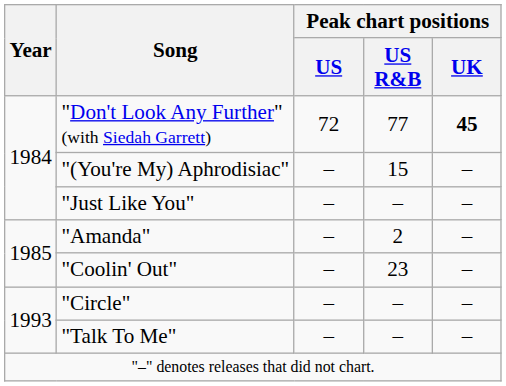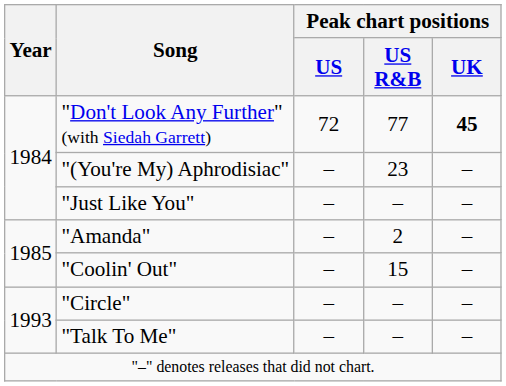(398, 169) 15 -> (398, 169) 23
(398, 269) 23 -> (398, 269) 15
